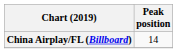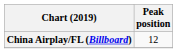(153, 39) 14 -> (153, 39) 12
